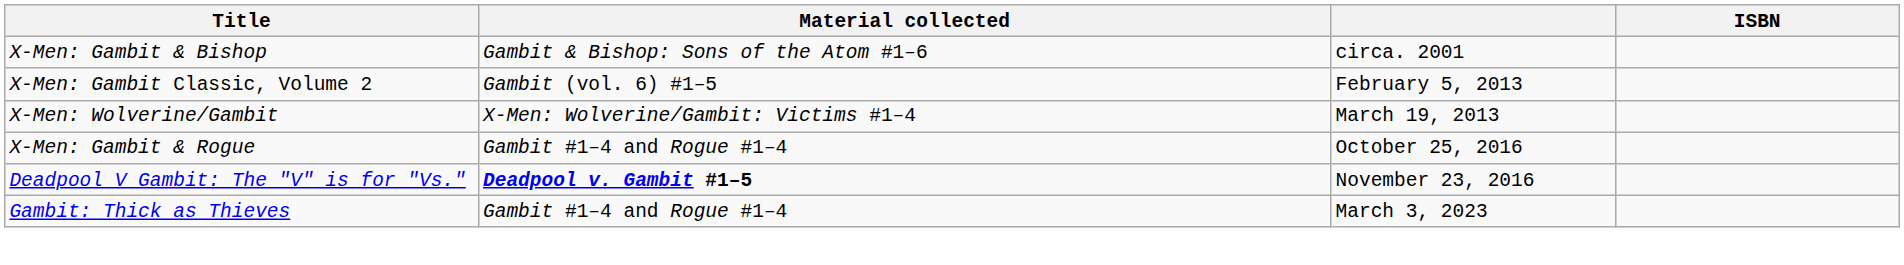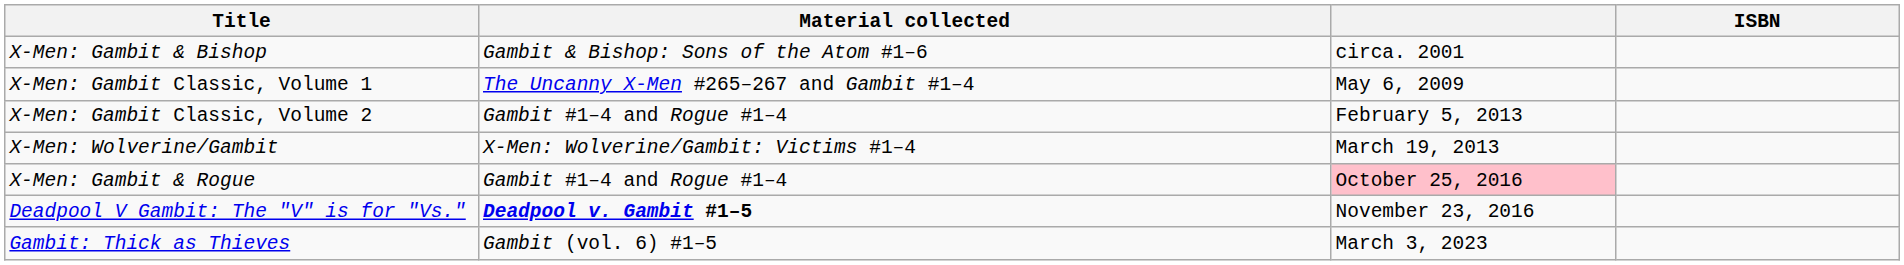+ row: (191, 84)
(600, 84) Gambit (vol. 6) #1–5 -> (635, 116) Gambit #1–4 and Rogue #1–4
(1429, 148) no background -> (1429, 180) pink background
(635, 211) Gambit #1–4 and Rogue #1–4 -> (600, 243) Gambit (vol. 6) #1–5
